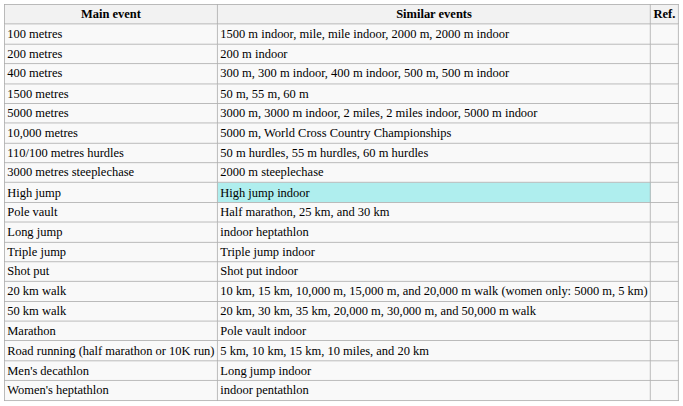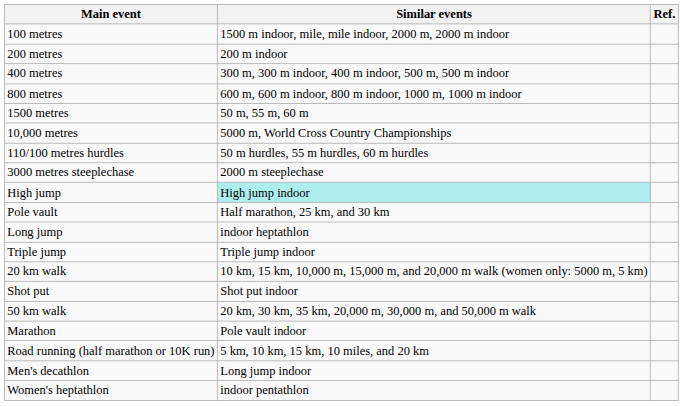+ row: (35, 93)
- row: (38, 113)
rows swapped: (28, 271) <-> (37, 291)
